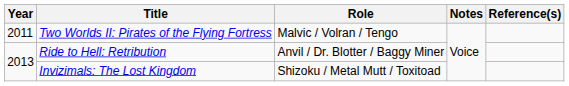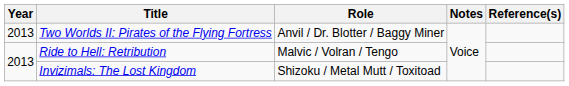(20, 33) 2011 -> (20, 33) 2013
(338, 33) Malvic / Volran / Tengo -> (361, 33) Anvil / Dr. Blotter / Baggy Miner
(361, 52) Anvil / Dr. Blotter / Baggy Miner -> (338, 52) Malvic / Volran / Tengo
